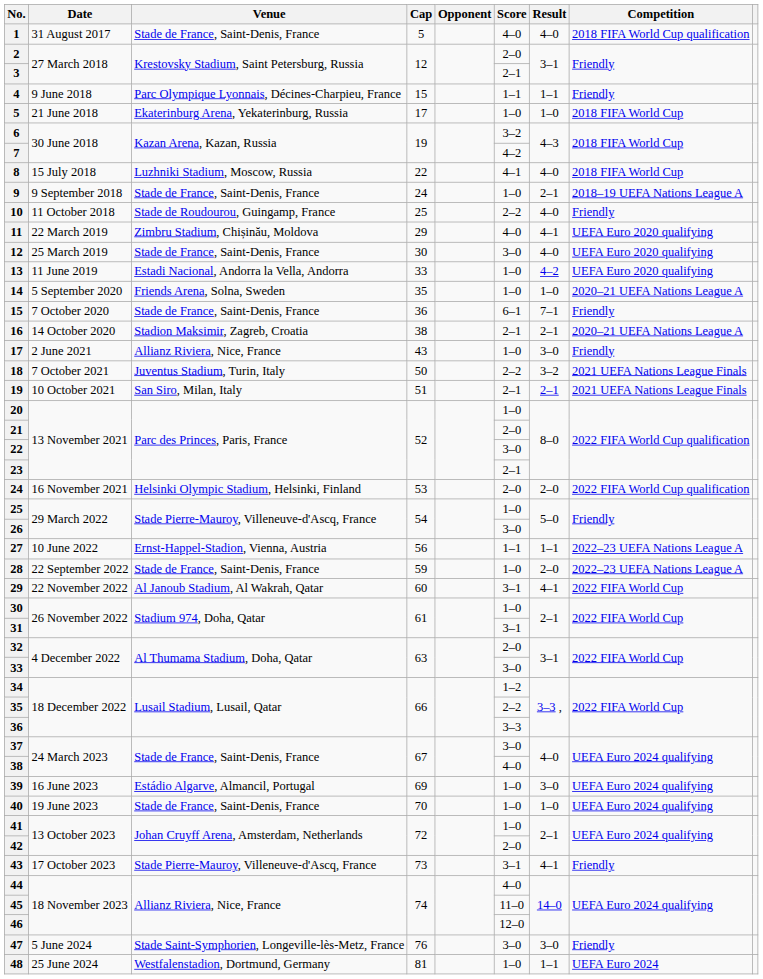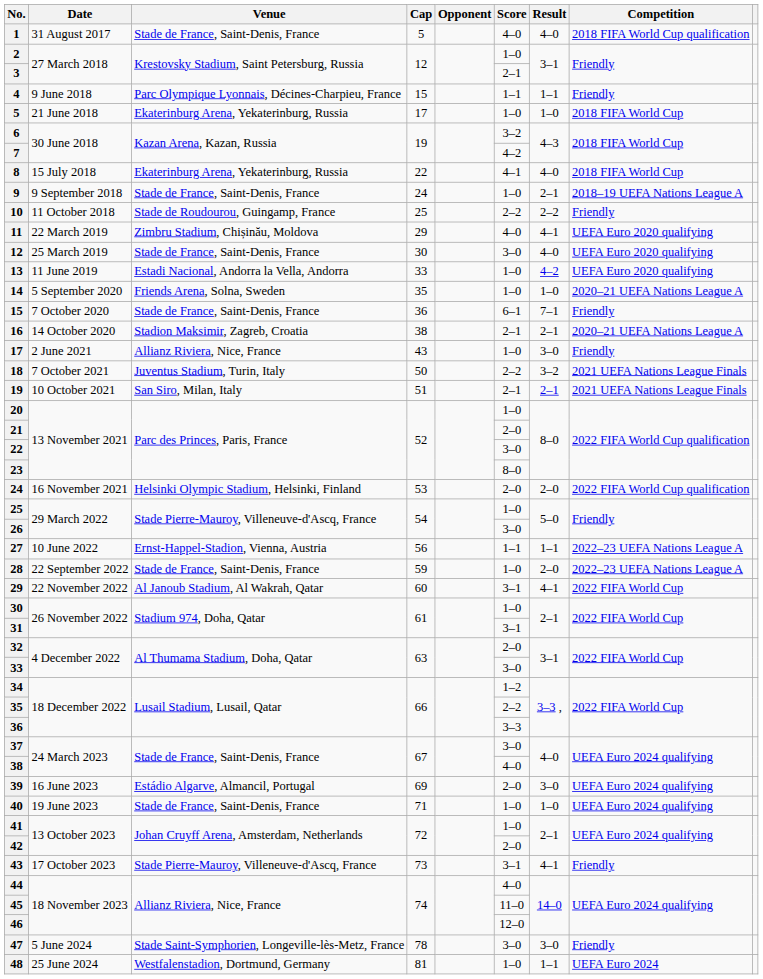(512, 53) 2–0 -> (512, 53) 1–0
(223, 172) Luzhniki Stadium, Moscow, Russia -> (241, 172) Ekaterinburg Arena, Yekaterinburg, Russia
(549, 212) 4–0 -> (549, 212) 2–2
(512, 469) 2–1 -> (512, 469) 8–0
(512, 786) 1–0 -> (512, 786) 2–0
(421, 806) 70 -> (421, 806) 71
(421, 944) 76 -> (421, 944) 78
